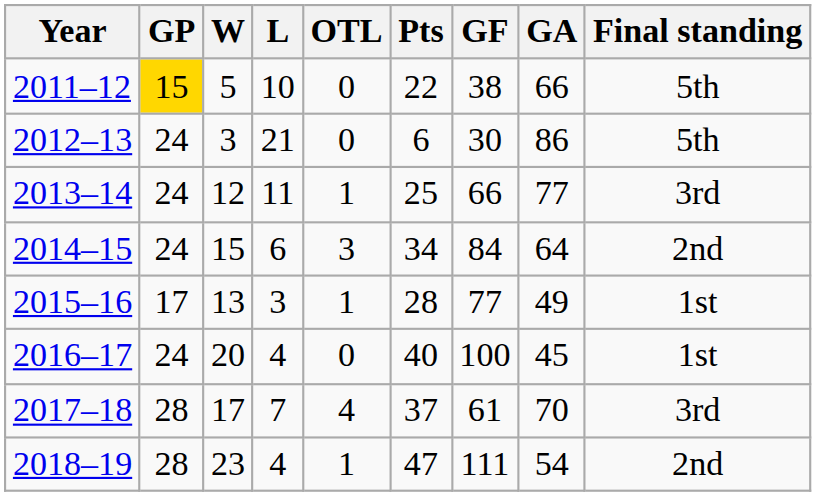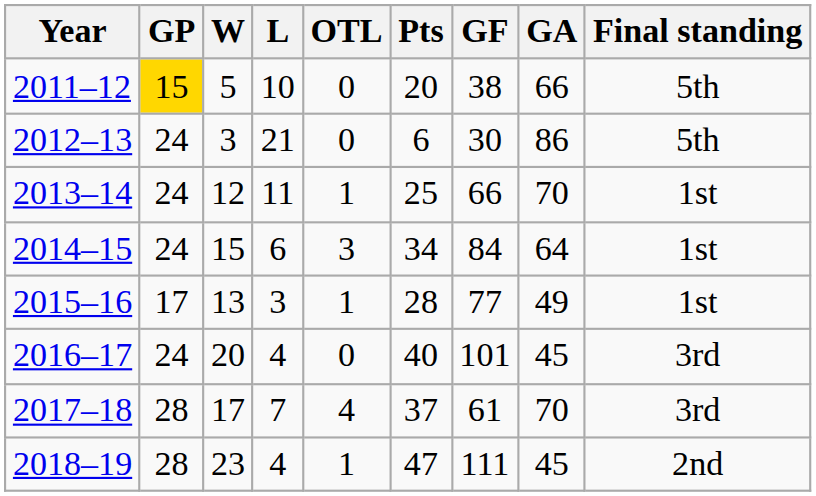(421, 85) 22 -> (421, 85) 20
(552, 193) 77 -> (552, 193) 70
(698, 193) 3rd -> (698, 193) 1st
(698, 247) 2nd -> (698, 247) 1st
(485, 355) 100 -> (485, 355) 101
(698, 355) 1st -> (698, 355) 3rd
(552, 463) 54 -> (552, 463) 45
